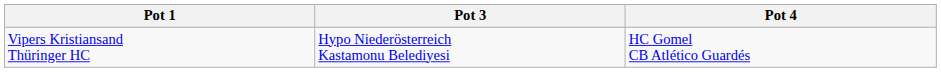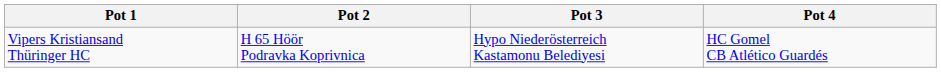+ column: (354, 16)
